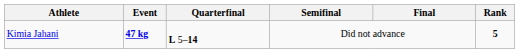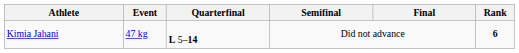(137, 34) bold -> (137, 34) normal
(495, 34) 5 -> (495, 34) 6
